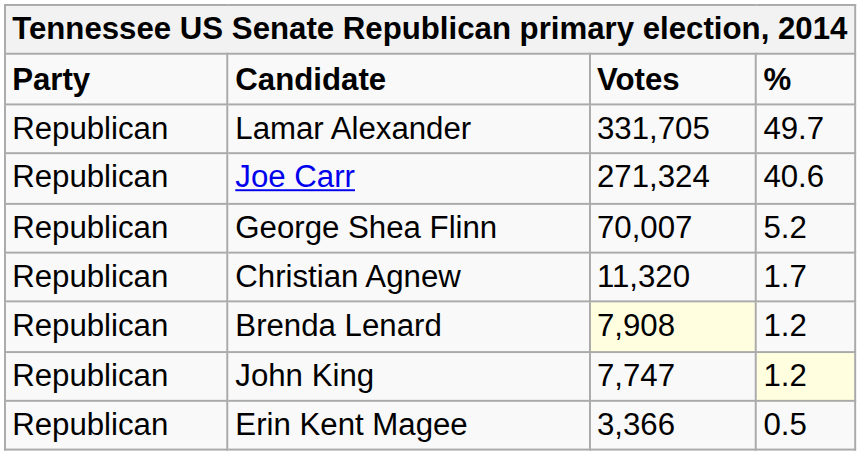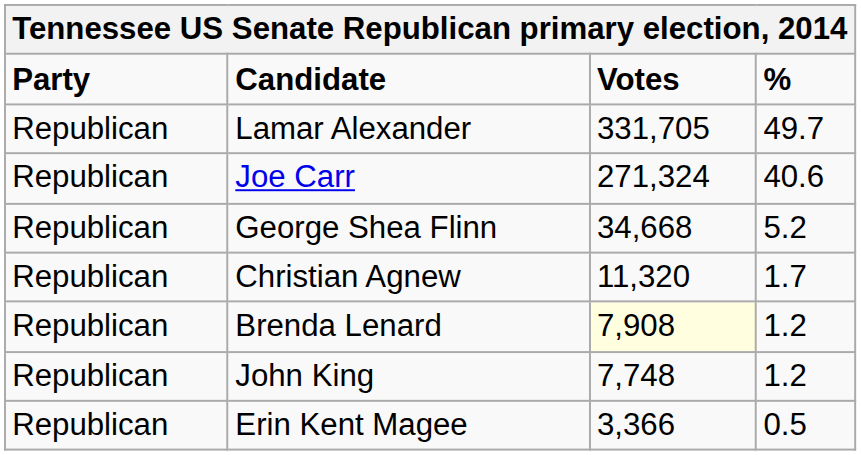(645, 227) 70,007 -> (645, 227) 34,668
(636, 375) 7,747 -> (636, 375) 7,748
(785, 375) lightyellow background -> (785, 375) no background
